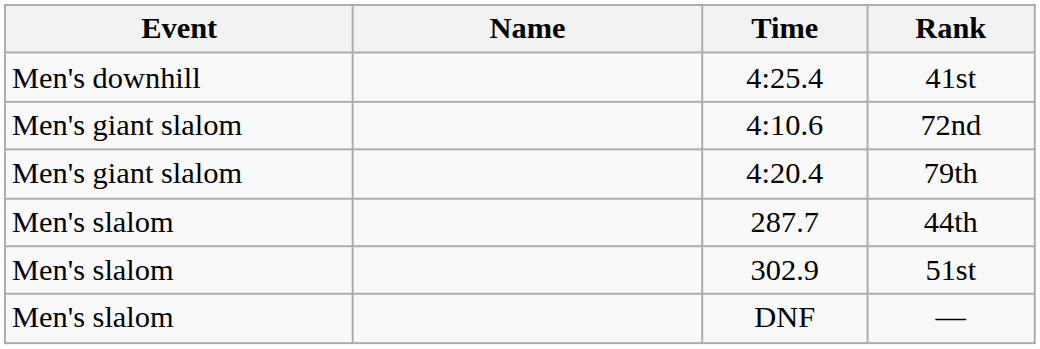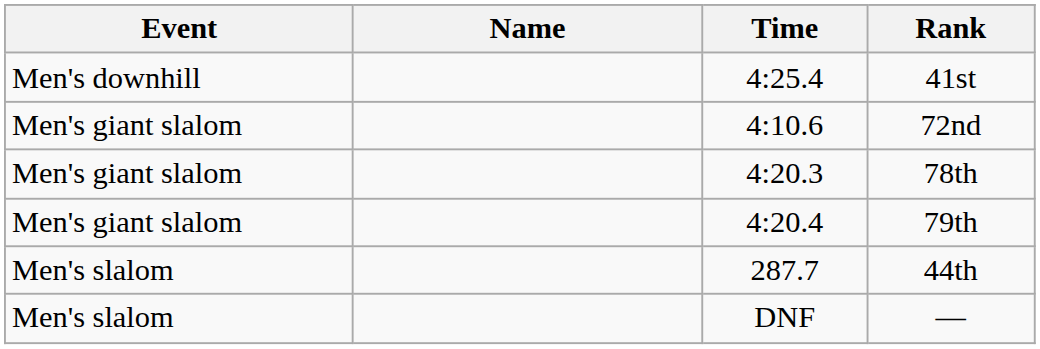+ row: (951, 173)
- row: (951, 269)
